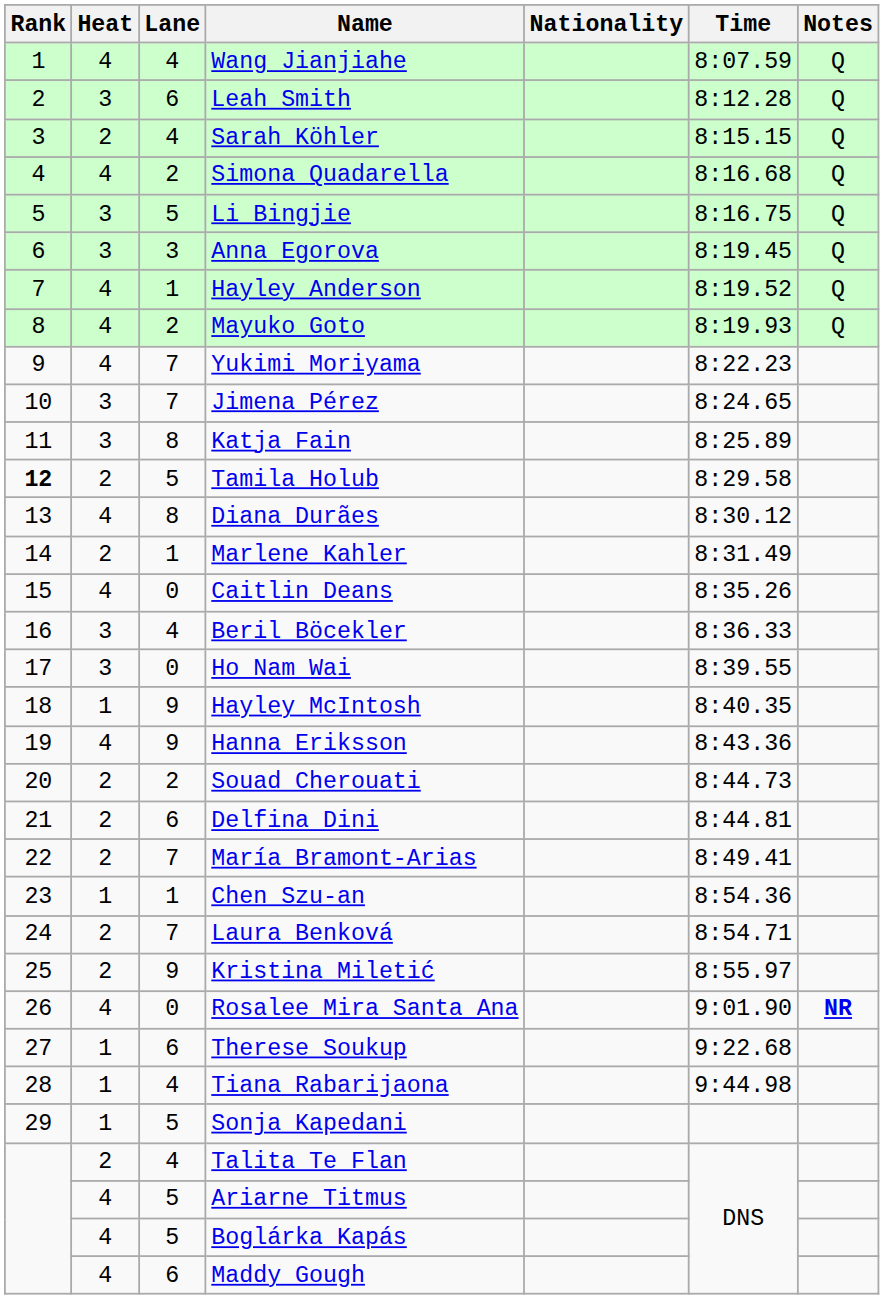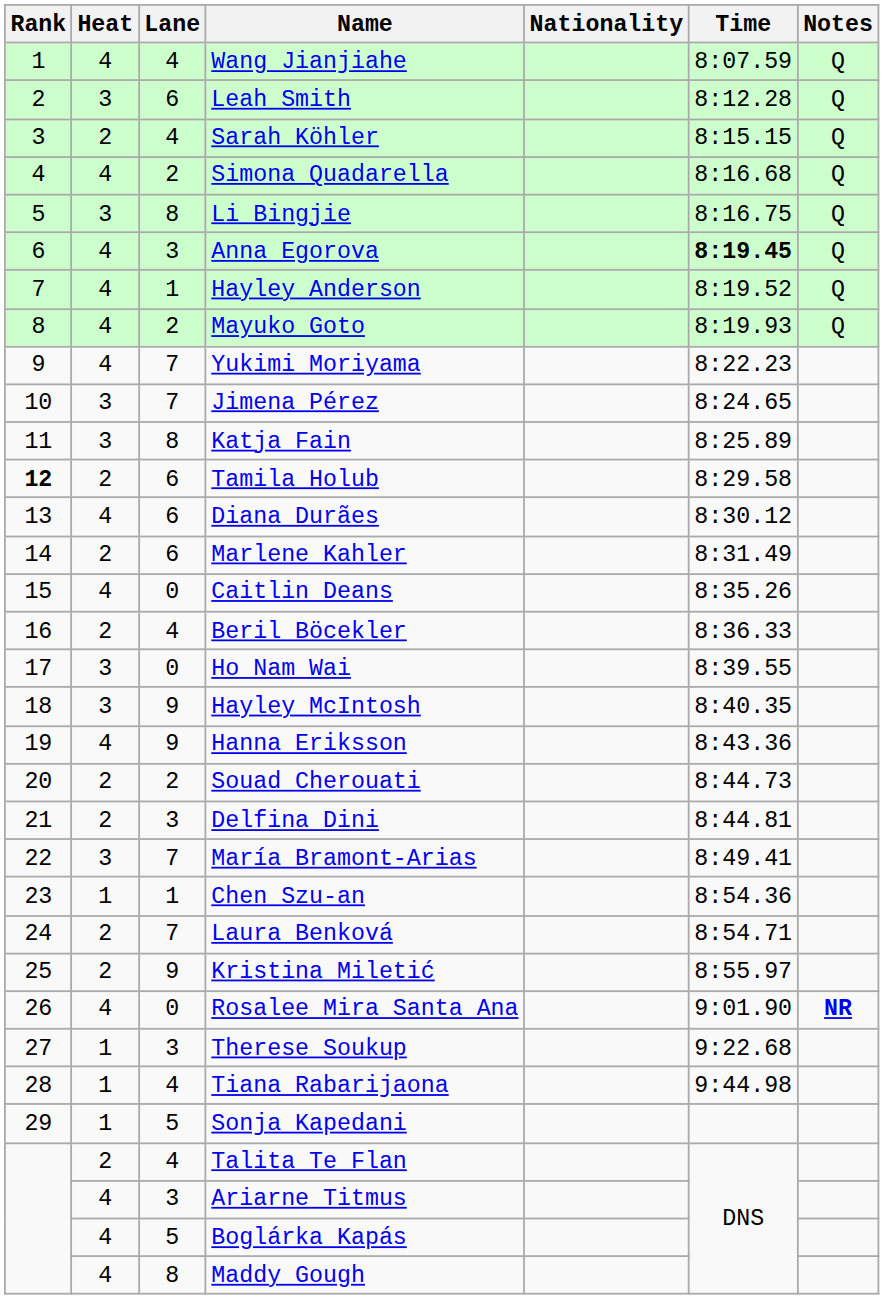(172, 213) 5 -> (172, 213) 8
(105, 251) 3 -> (105, 251) 4
(743, 251) normal -> (743, 251) bold
(172, 479) 5 -> (172, 479) 6
(172, 517) 8 -> (172, 517) 6
(172, 555) 1 -> (172, 555) 6
(105, 631) 3 -> (105, 631) 2
(105, 707) 1 -> (105, 707) 3
(172, 820) 6 -> (172, 820) 3
(105, 858) 2 -> (105, 858) 3
(172, 1048) 6 -> (172, 1048) 3
(172, 1200) 5 -> (172, 1200) 3
(172, 1275) 6 -> (172, 1275) 8
